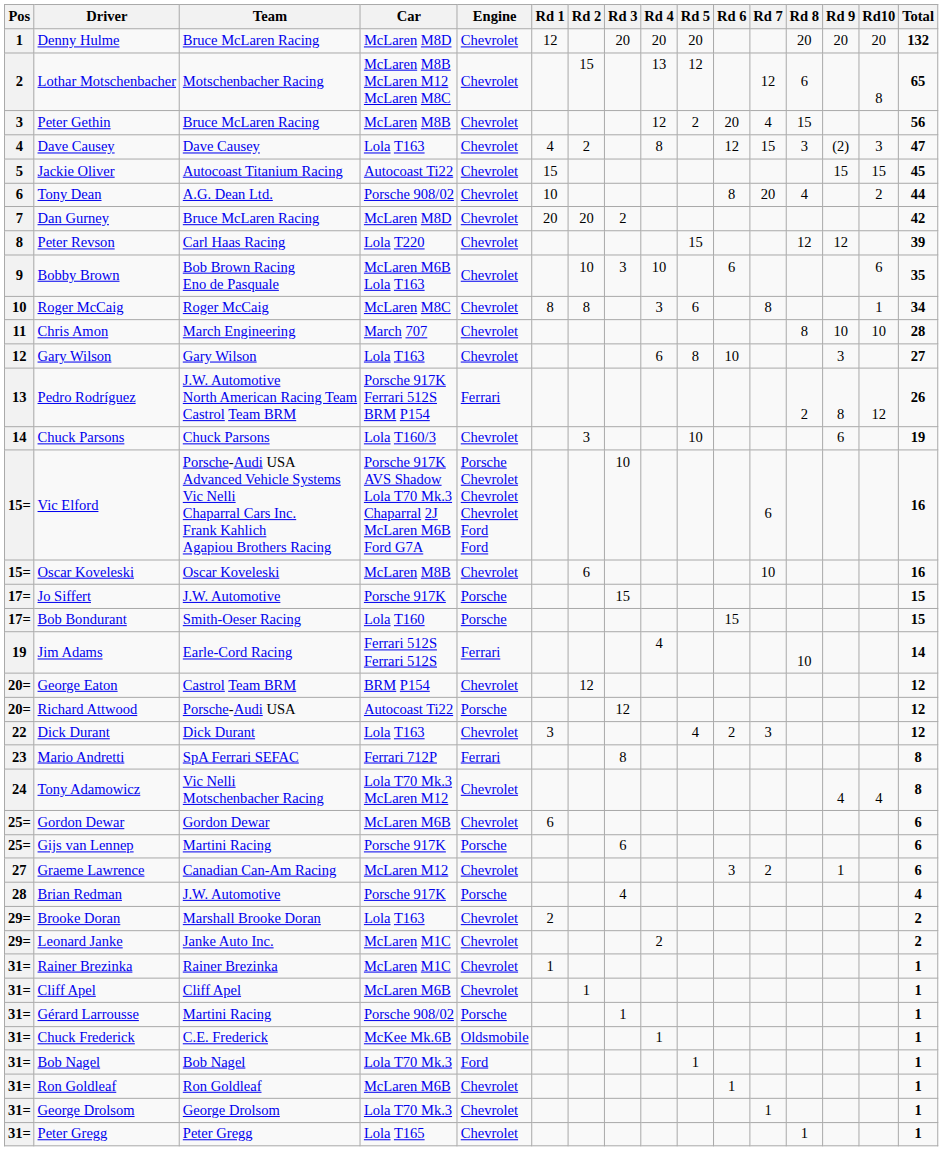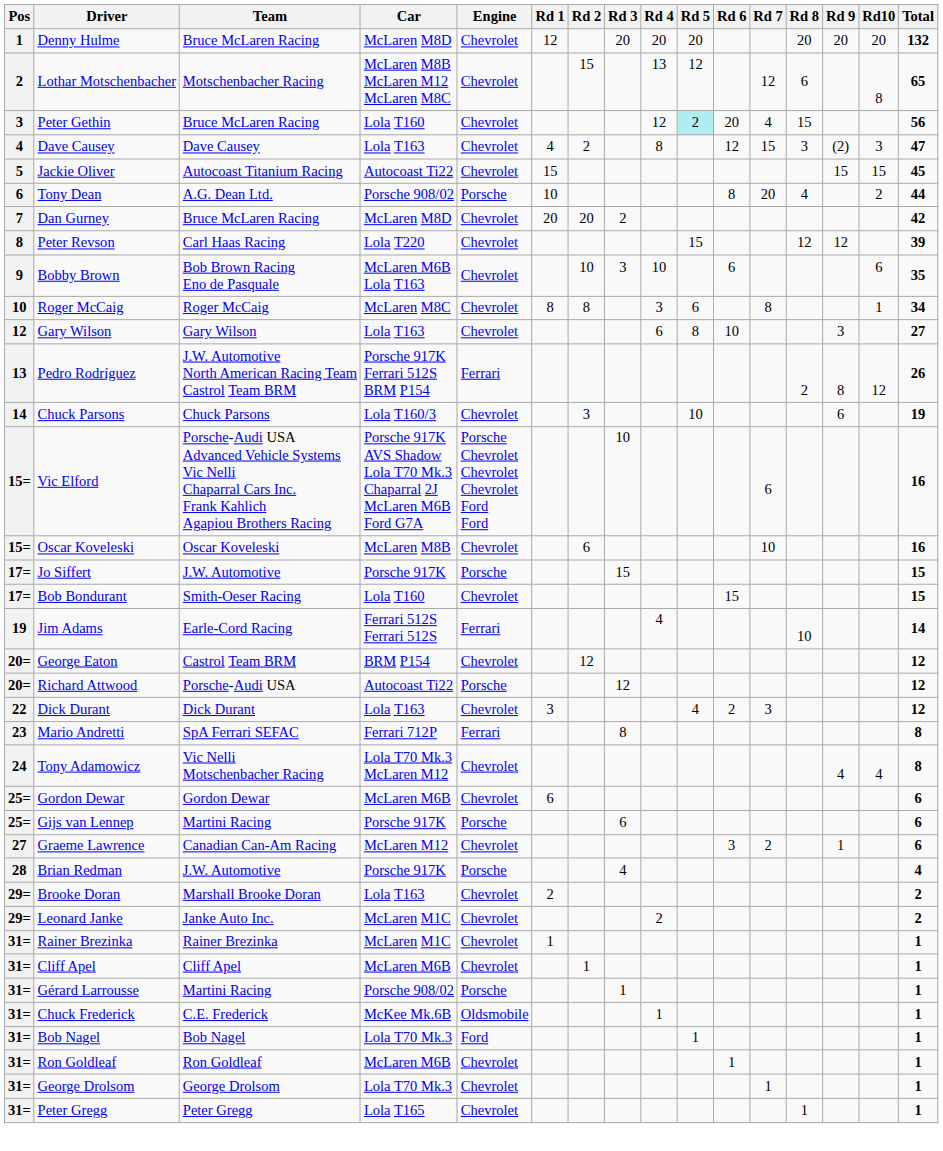(407, 123) McLaren M8B -> (394, 123) Lola T160
(695, 123) no background -> (695, 123) paleturquoise background
(489, 195) Chevrolet -> (484, 195) Porsche
- row: (73, 332)
(484, 620) Porsche -> (489, 596) Chevrolet
